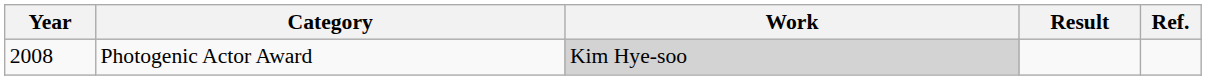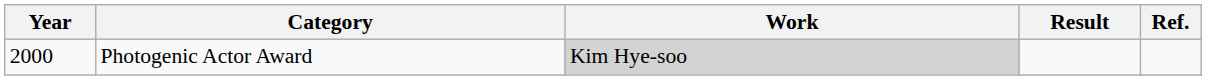(31, 56) 2008 -> (31, 56) 2000
